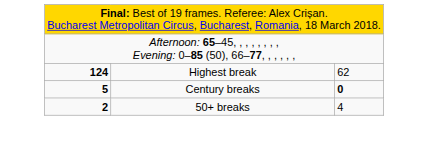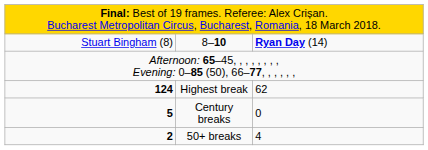+ row: (214, 43)
(340, 90) bold -> (258, 113) normal
